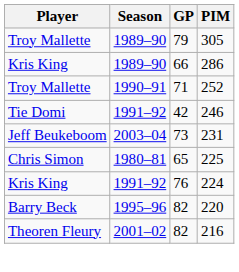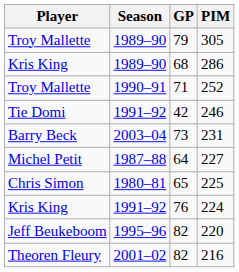(181, 64) 66 -> (181, 64) 68
(57, 135) Jeff Beukeboom -> (42, 135) Barry Beck
+ row: (212, 159)
(42, 207) Barry Beck -> (57, 231) Jeff Beukeboom
